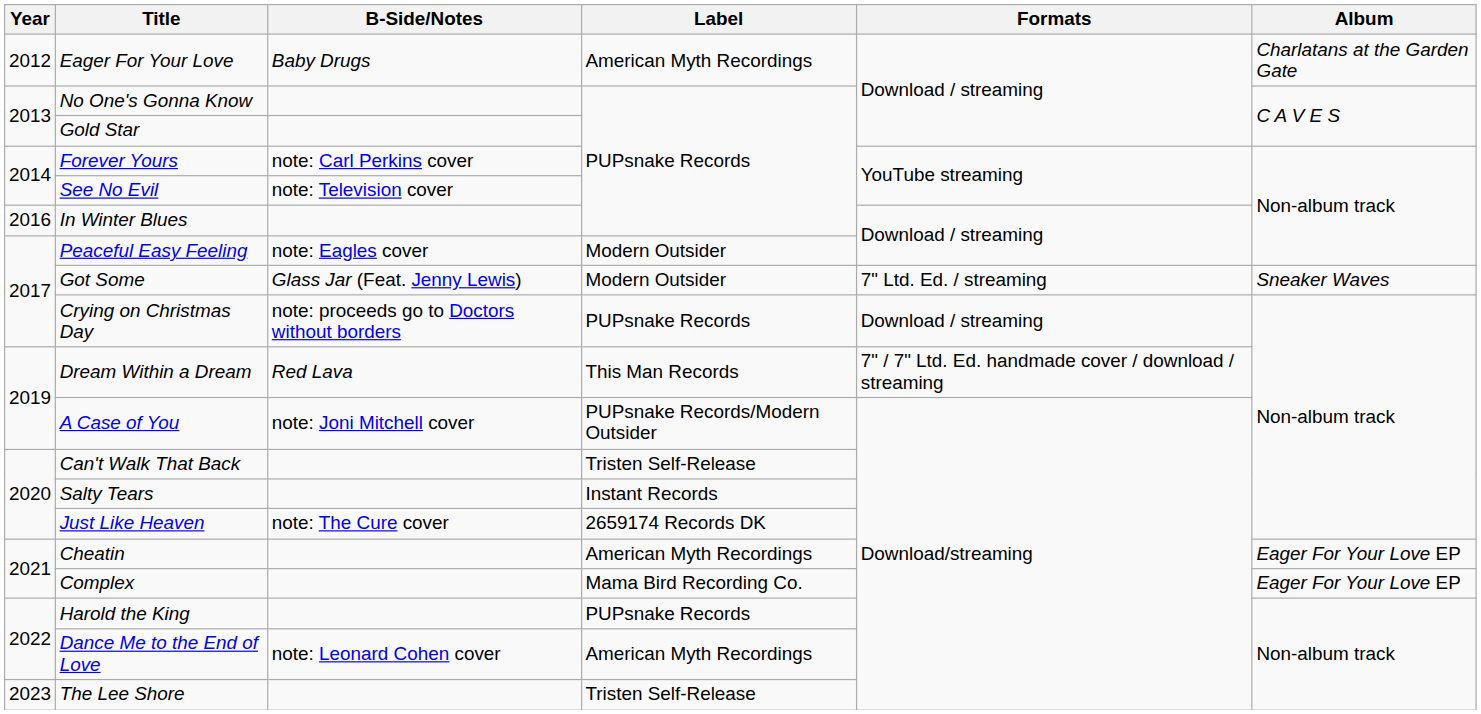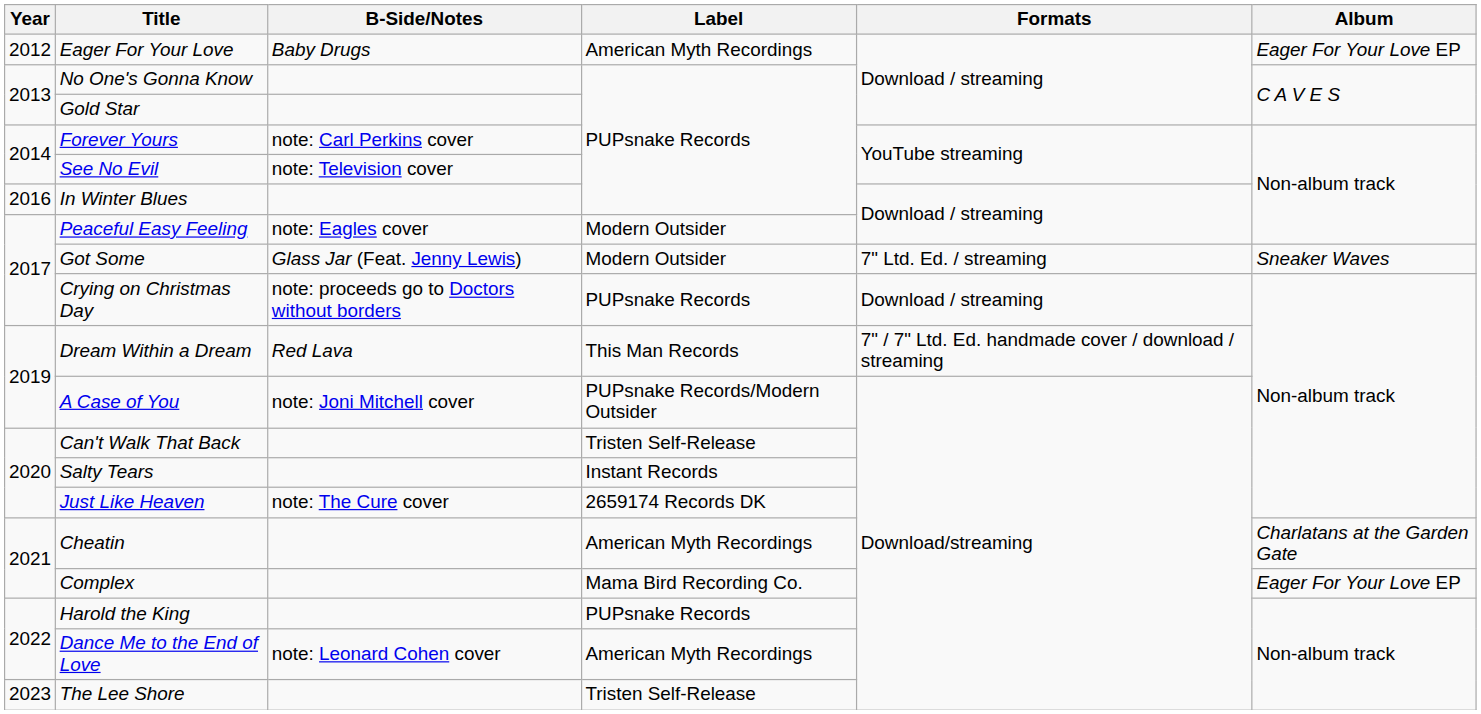(1362, 60) Charlatans at the Garden Gate -> (1359, 49) Eager For Your Love EP
(1359, 553) Eager For Your Love EP -> (1362, 542) Charlatans at the Garden Gate
